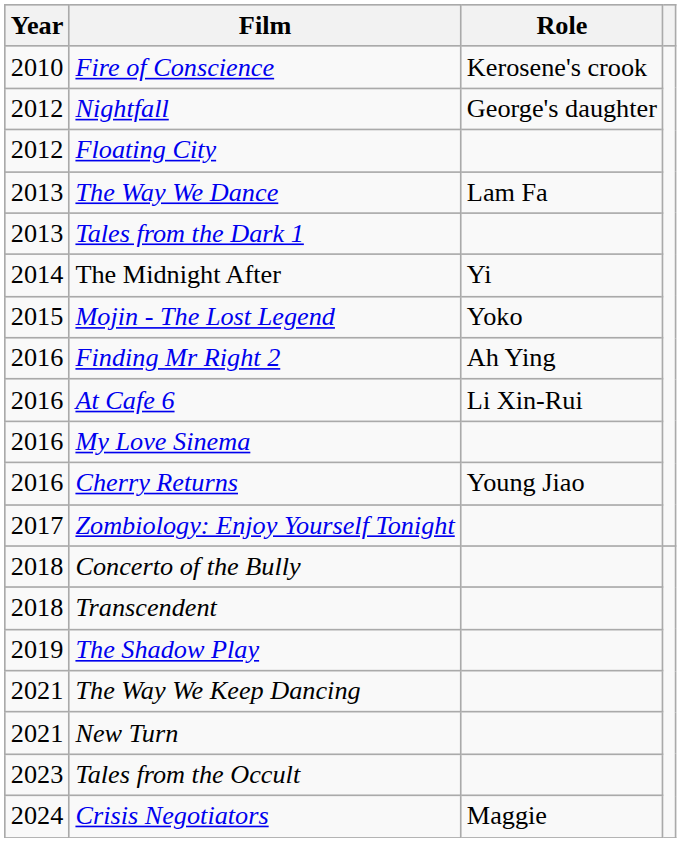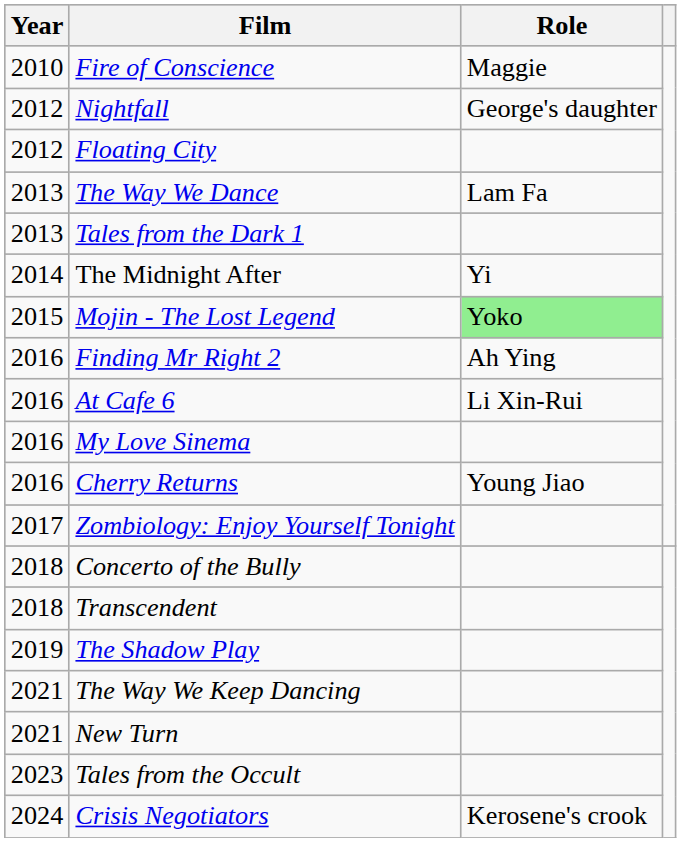(557, 66) Kerosene's crook -> (507, 66) Maggie
(495, 316) no background -> (495, 316) lightgreen background
(507, 815) Maggie -> (557, 815) Kerosene's crook
